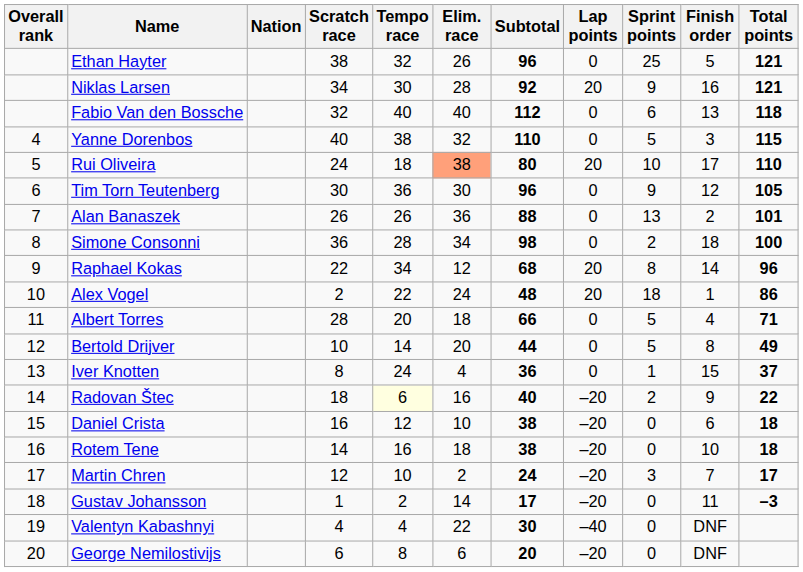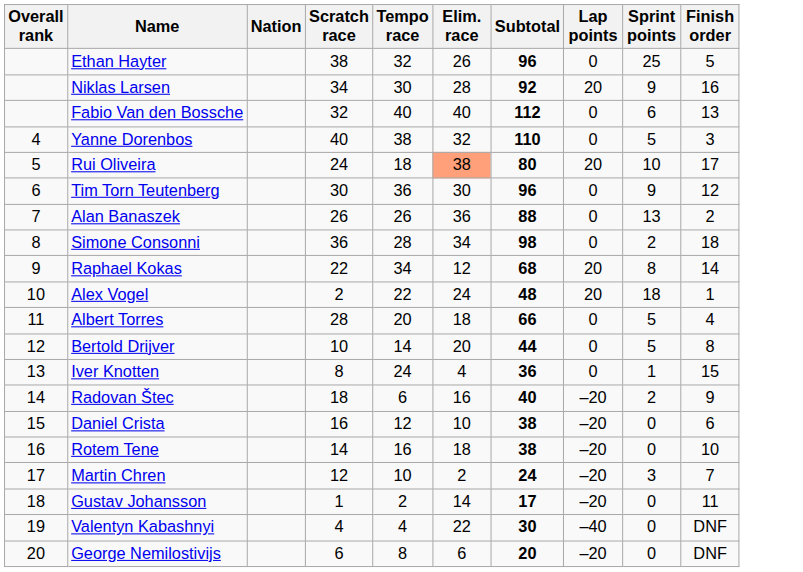- column: (769, 26)
(403, 398) lightyellow background -> (403, 398) no background
